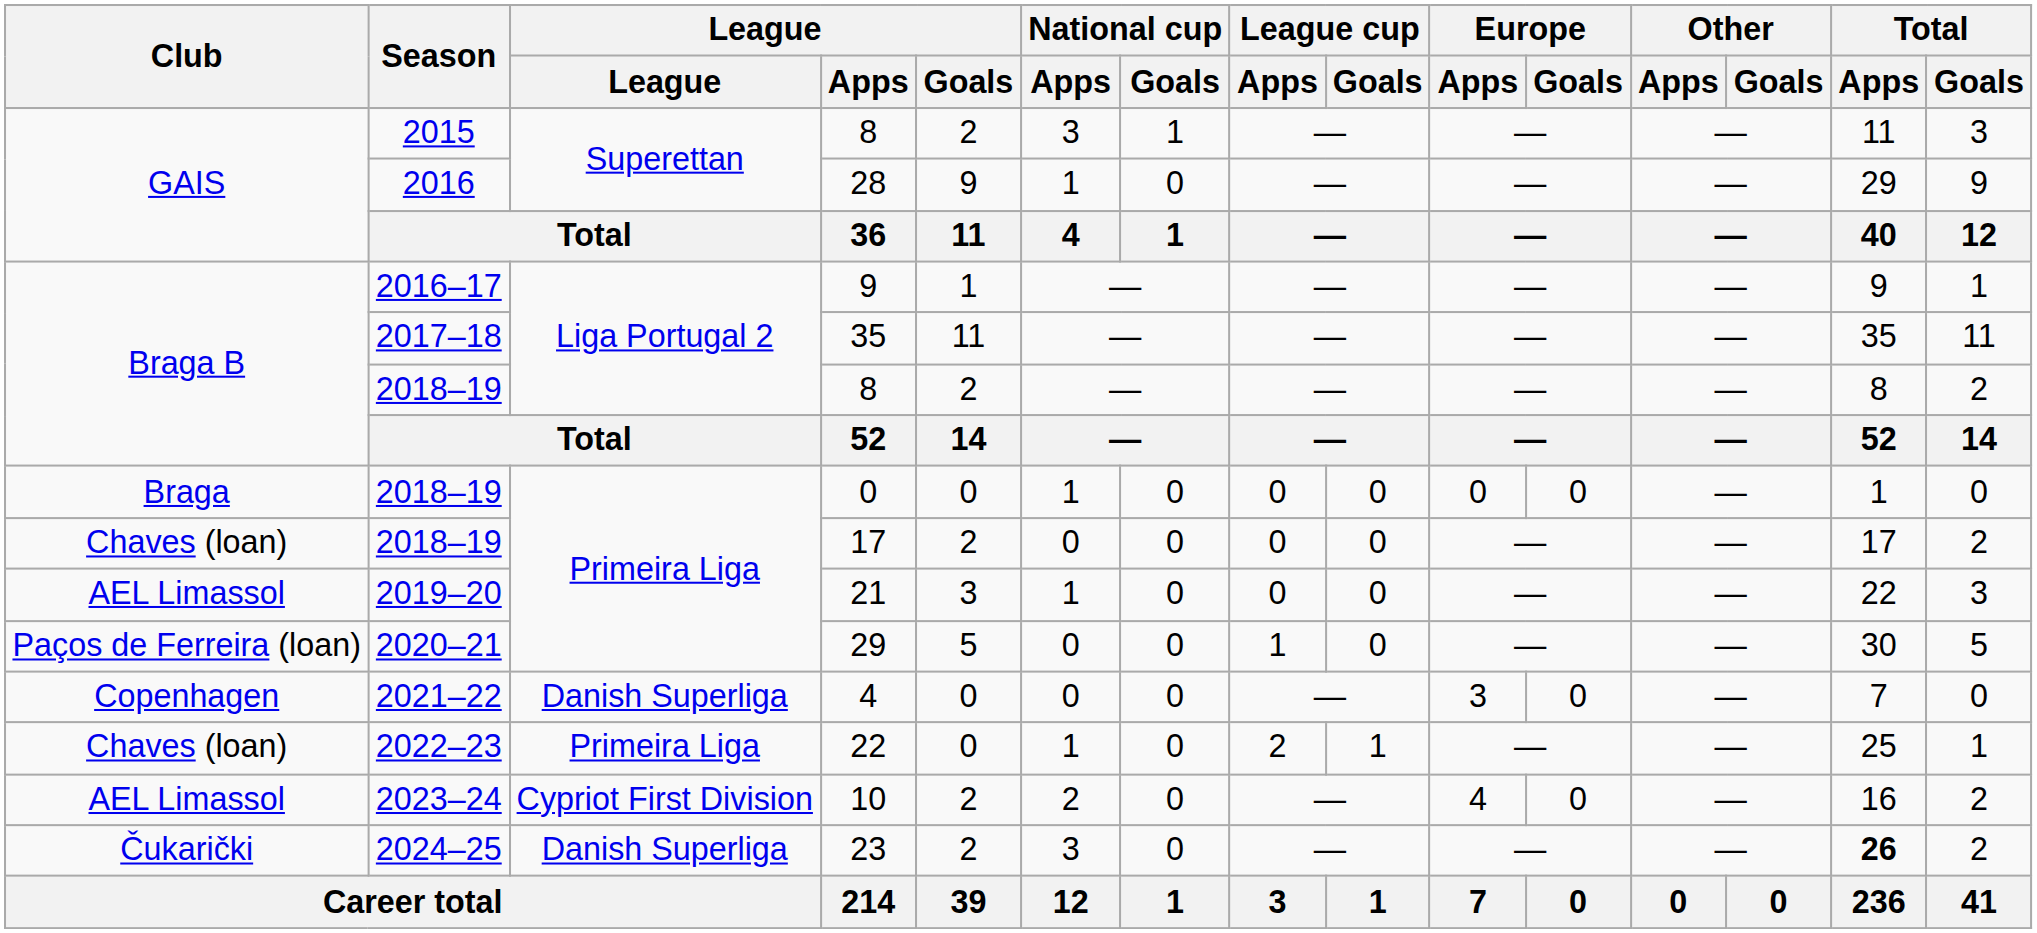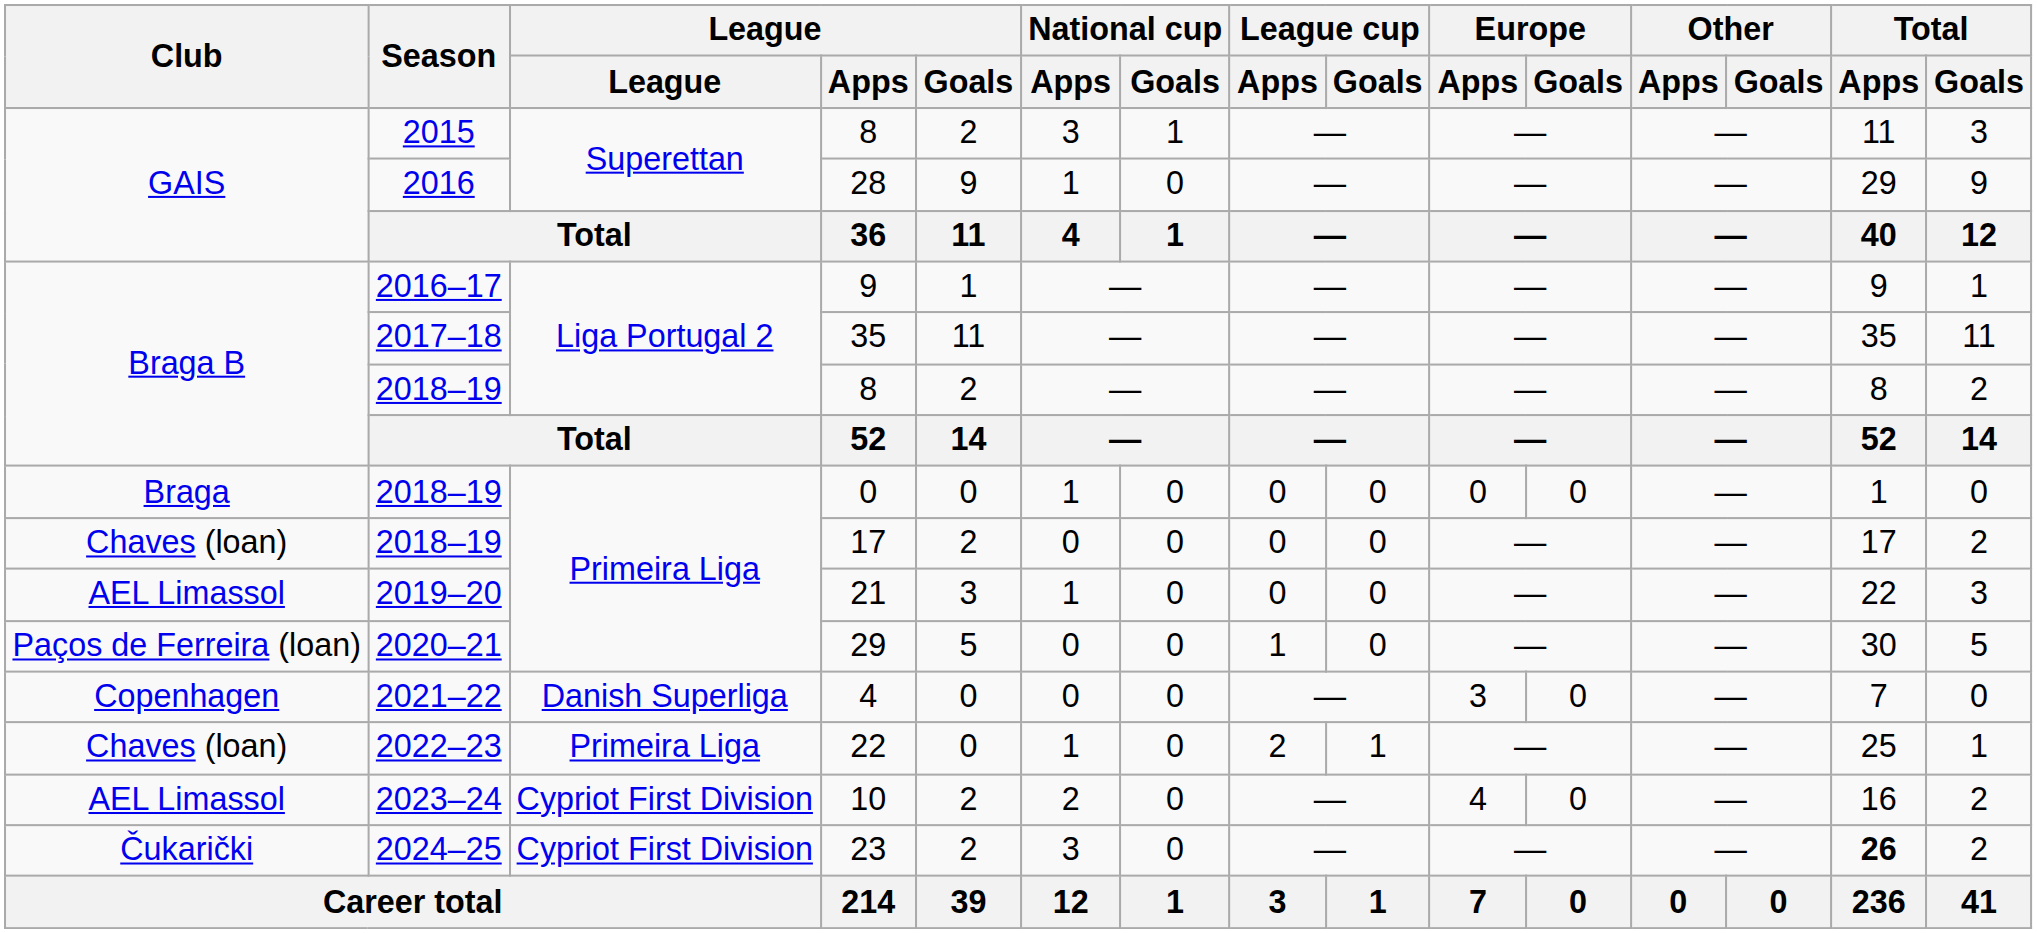(665, 850) Danish Superliga -> (665, 850) Cypriot First Division
